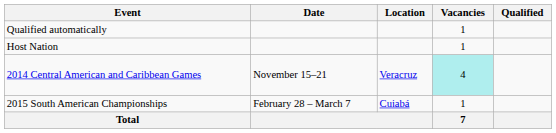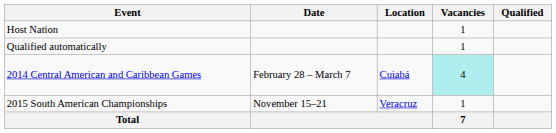rows swapped: (32, 46) <-> (57, 29)
(290, 74) November 15–21 -> (302, 74) February 28 – March 7
(398, 74) Veracruz -> (395, 74) Cuiabá
(302, 103) February 28 – March 7 -> (290, 103) November 15–21
(395, 103) Cuiabá -> (398, 103) Veracruz
